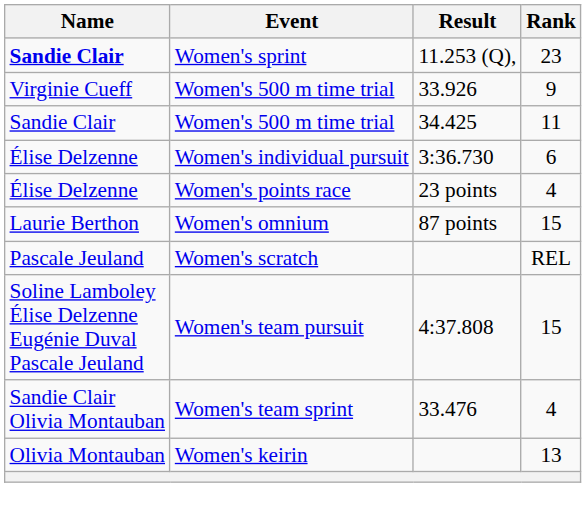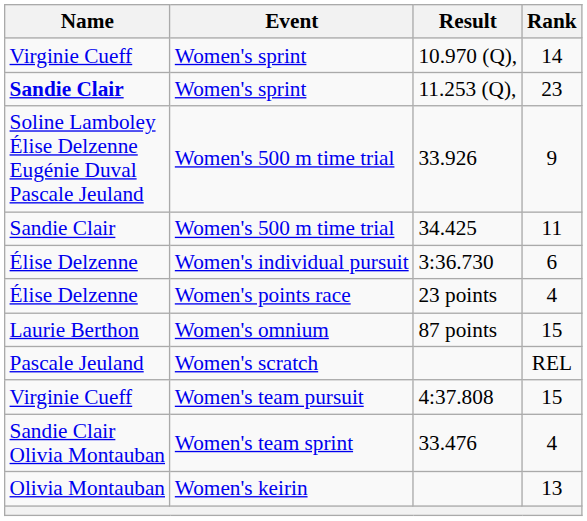+ row: (241, 55)
(71, 88) Virginie Cueff -> (83, 158) Soline Lamboley Élise Delzenne Eugénie Duval Pascale Jeuland
(83, 327) Soline Lamboley Élise Delzenne Eugénie Duval Pascale Jeuland -> (71, 396) Virginie Cueff
